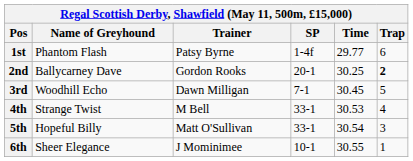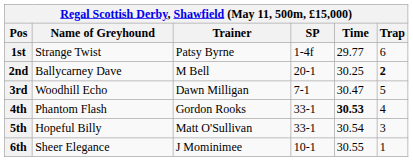(71, 52) Phantom Flash -> (68, 52) Strange Twist
(211, 71) Gordon Rooks -> (193, 71) M Bell
(350, 90) 30.45 -> (350, 90) 30.47
(68, 109) Strange Twist -> (71, 109) Phantom Flash
(193, 109) M Bell -> (211, 109) Gordon Rooks
(350, 109) normal -> (350, 109) bold
